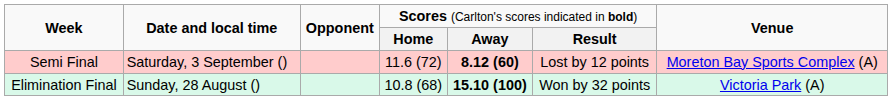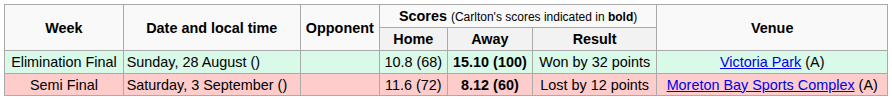rows swapped: (64, 85) <-> (64, 62)
